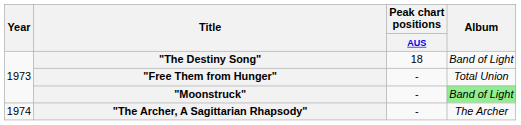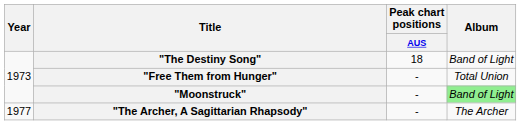(19, 111) 1974 -> (19, 111) 1977
